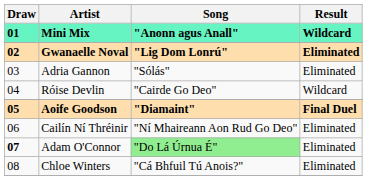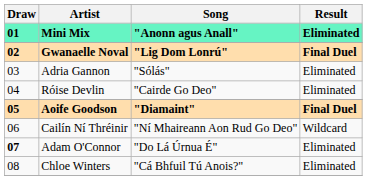(327, 33) Wildcard -> (331, 33) Eliminated
(331, 52) Eliminated -> (330, 52) Final Duel
(325, 90) Wildcard -> (329, 90) Eliminated
(329, 128) Eliminated -> (325, 128) Wildcard
(176, 147) lightgreen background -> (176, 147) no background
